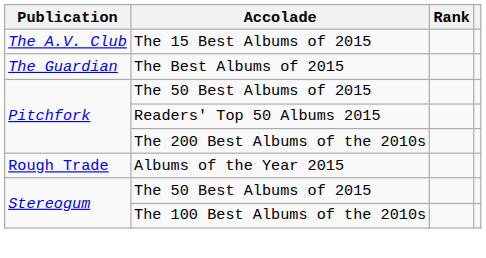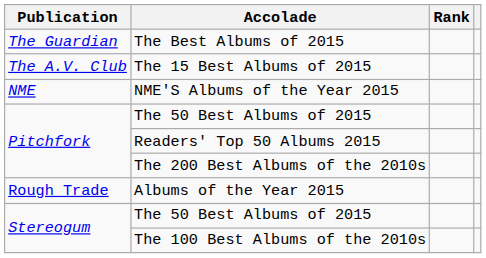rows swapped: (68, 42) <-> (63, 67)
+ row: (22, 91)
